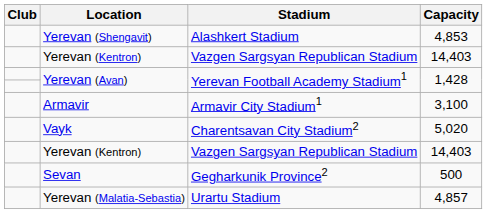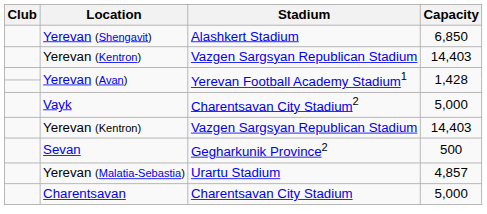(451, 36) 4,853 -> (451, 36) 6,850
- row: (66, 104)
(451, 129) 5,020 -> (451, 104) 5,000
+ row: (84, 194)
